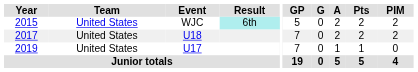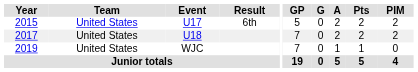(192, 23) WJC -> (192, 23) U17
(250, 23) paleturquoise background -> (250, 23) no background
(192, 48) U17 -> (192, 48) WJC
